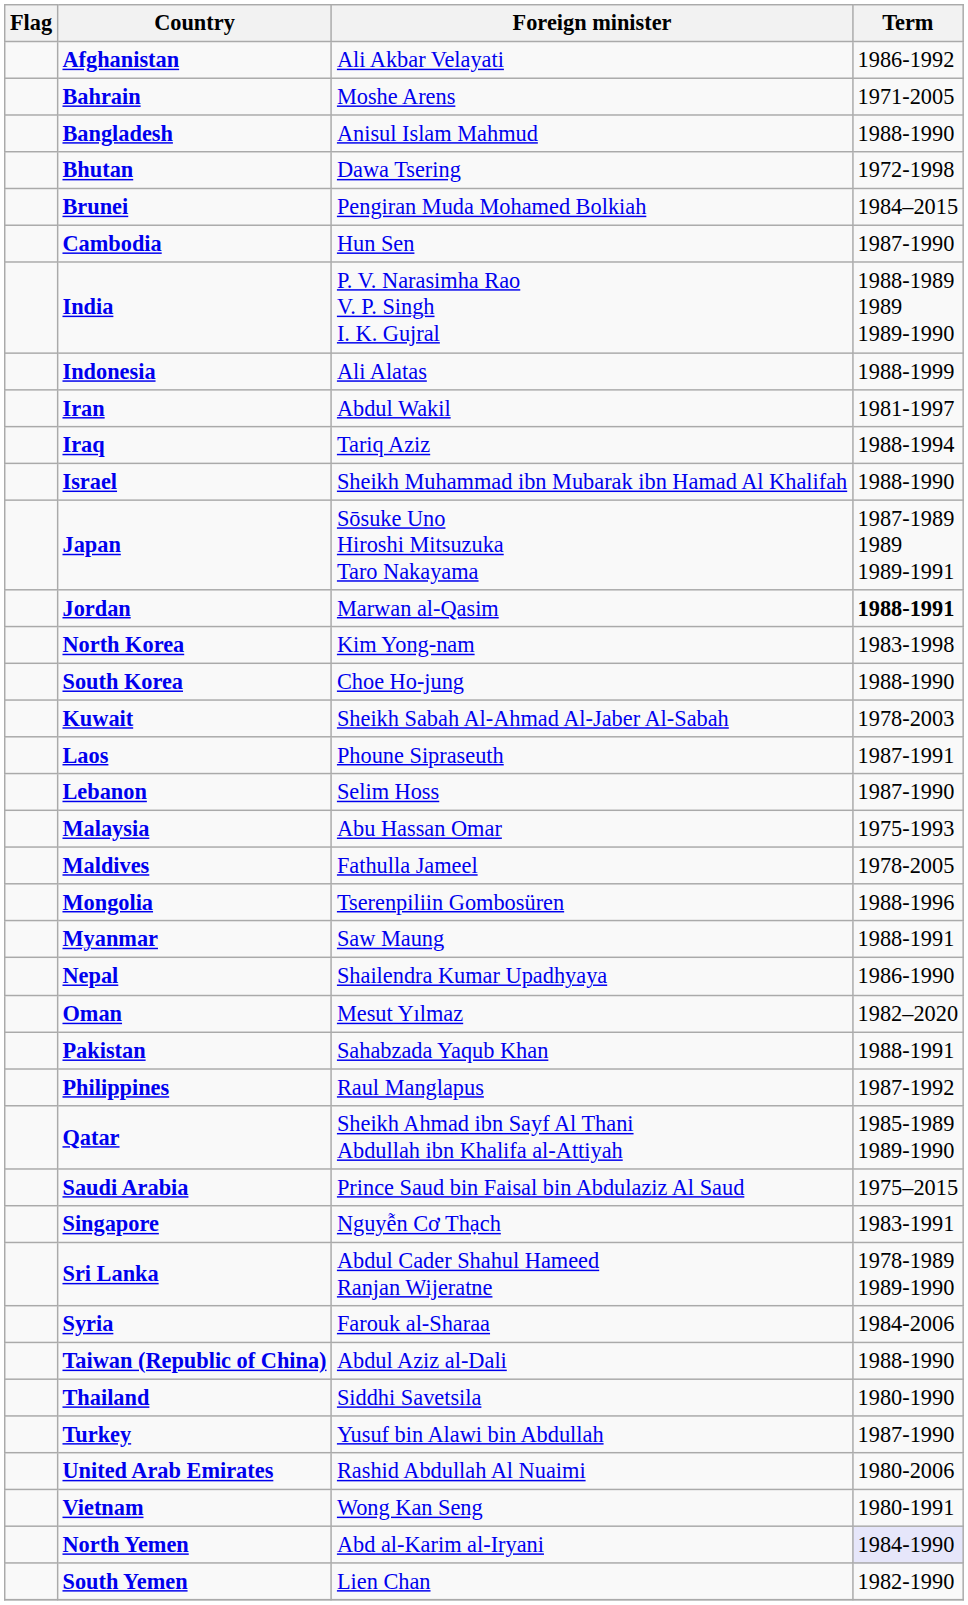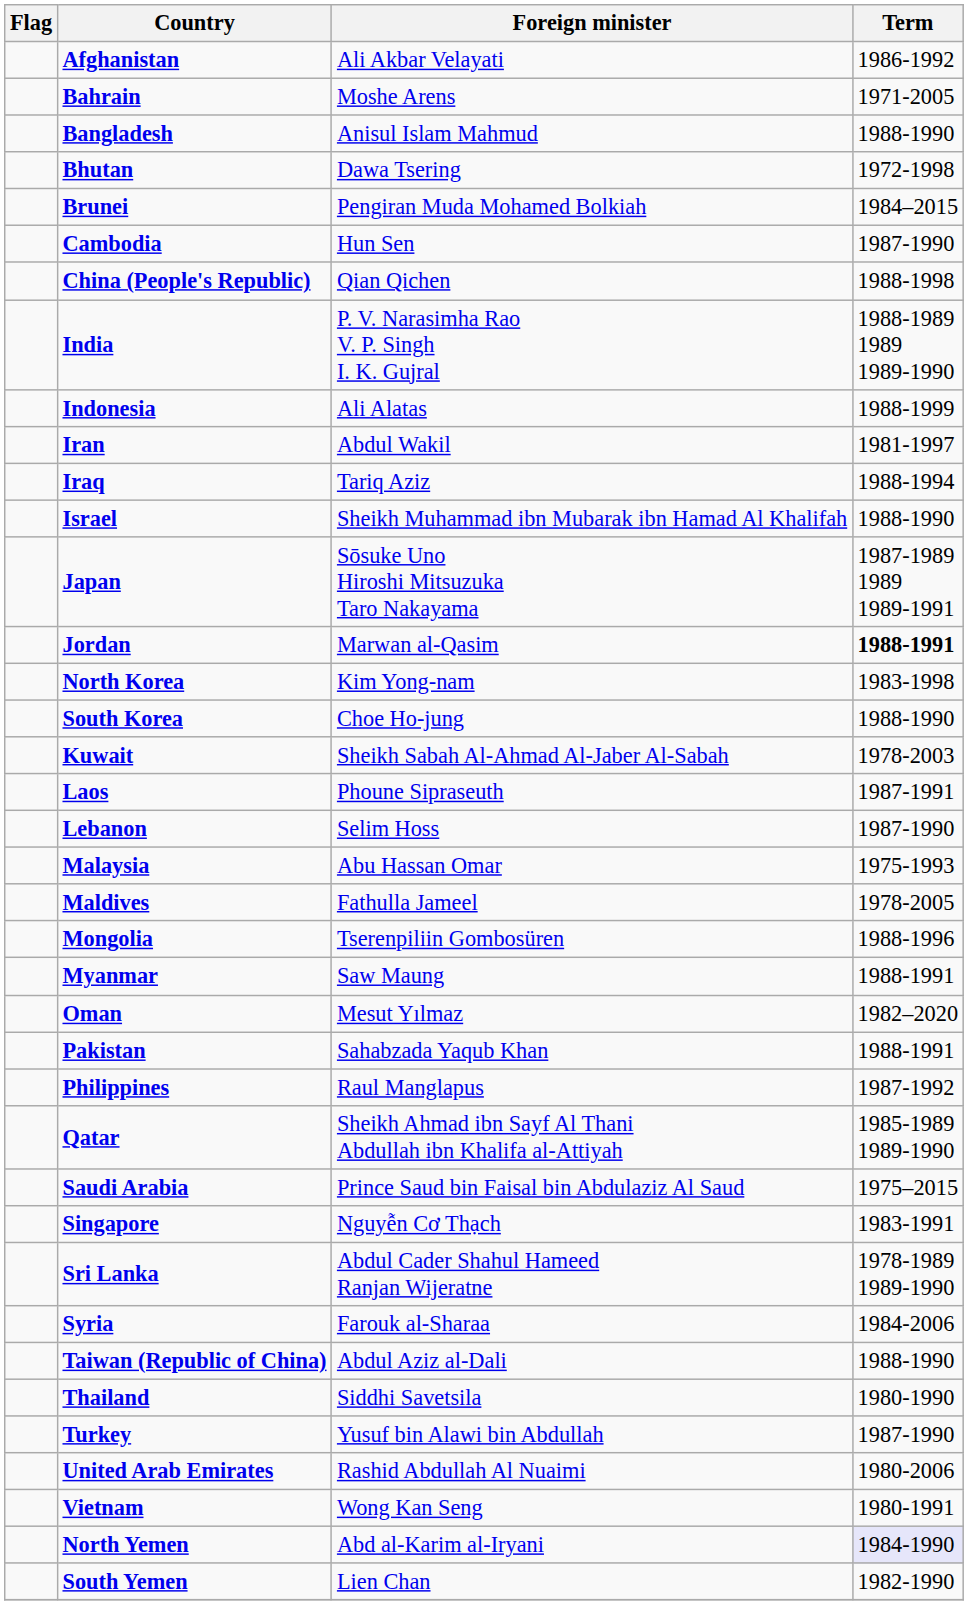+ row: (187, 281)
- row: (90, 976)
